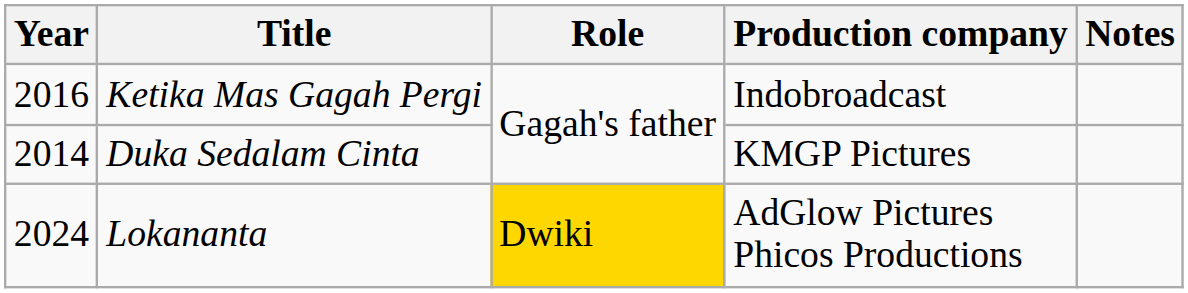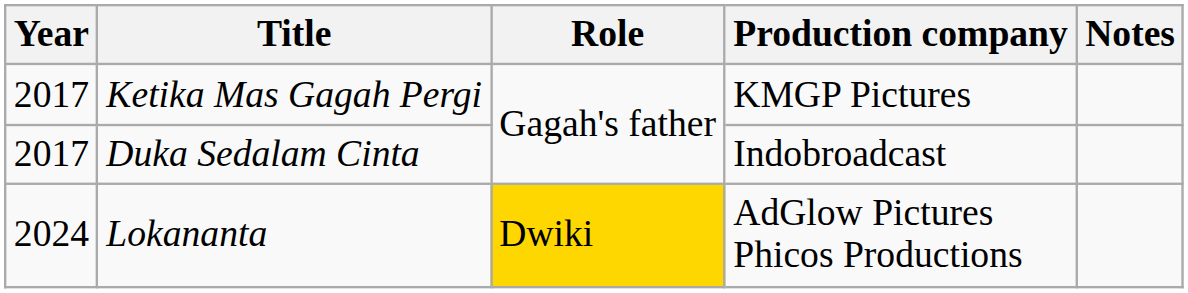(51, 93) 2016 -> (51, 93) 2017
(840, 93) Indobroadcast -> (852, 93) KMGP Pictures
(51, 153) 2014 -> (51, 153) 2017
(852, 153) KMGP Pictures -> (840, 153) Indobroadcast
